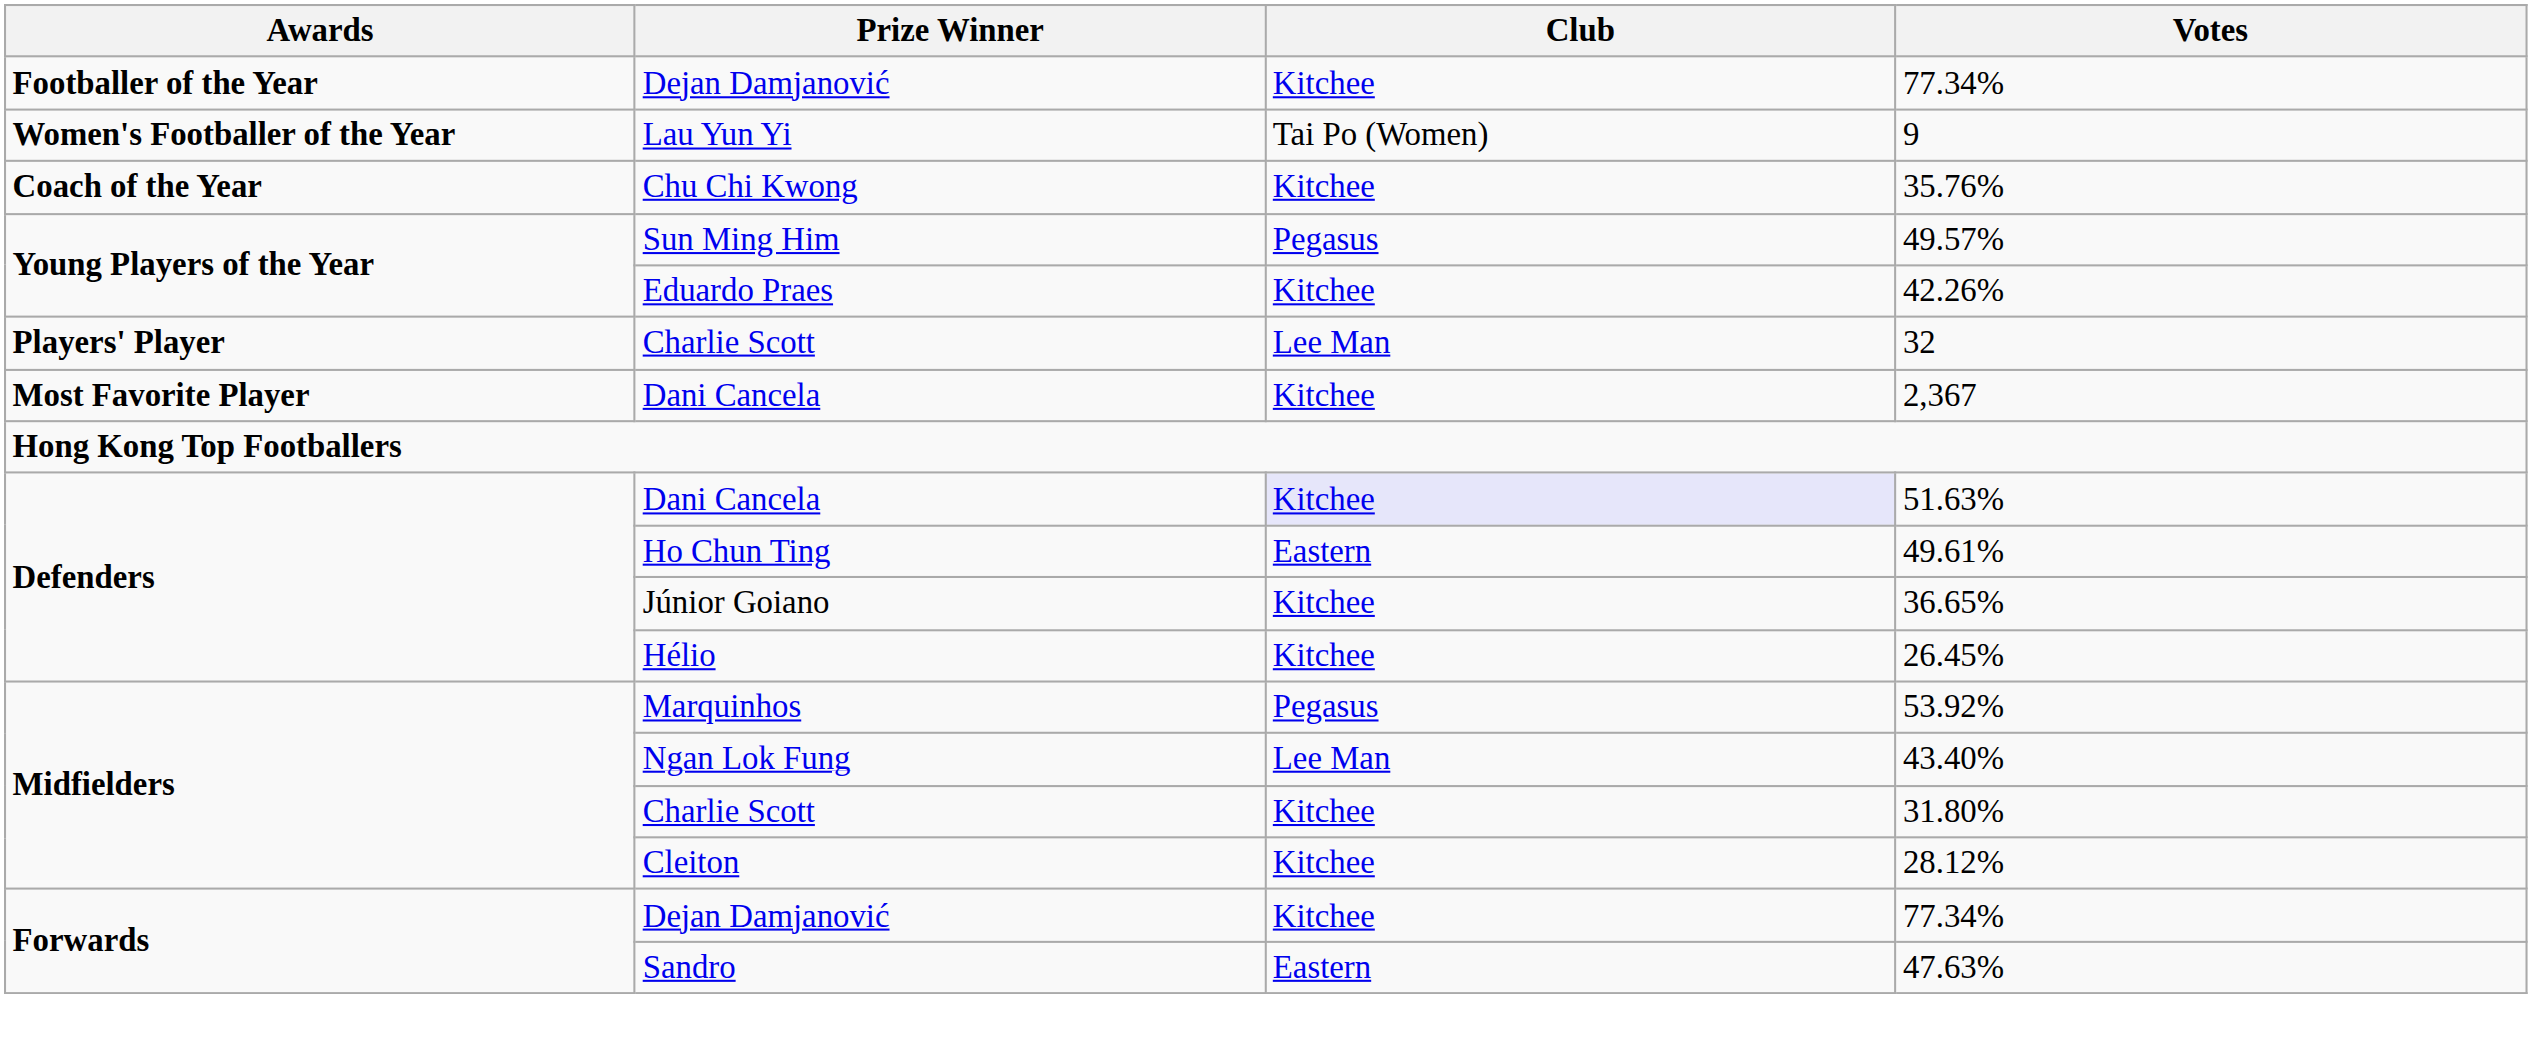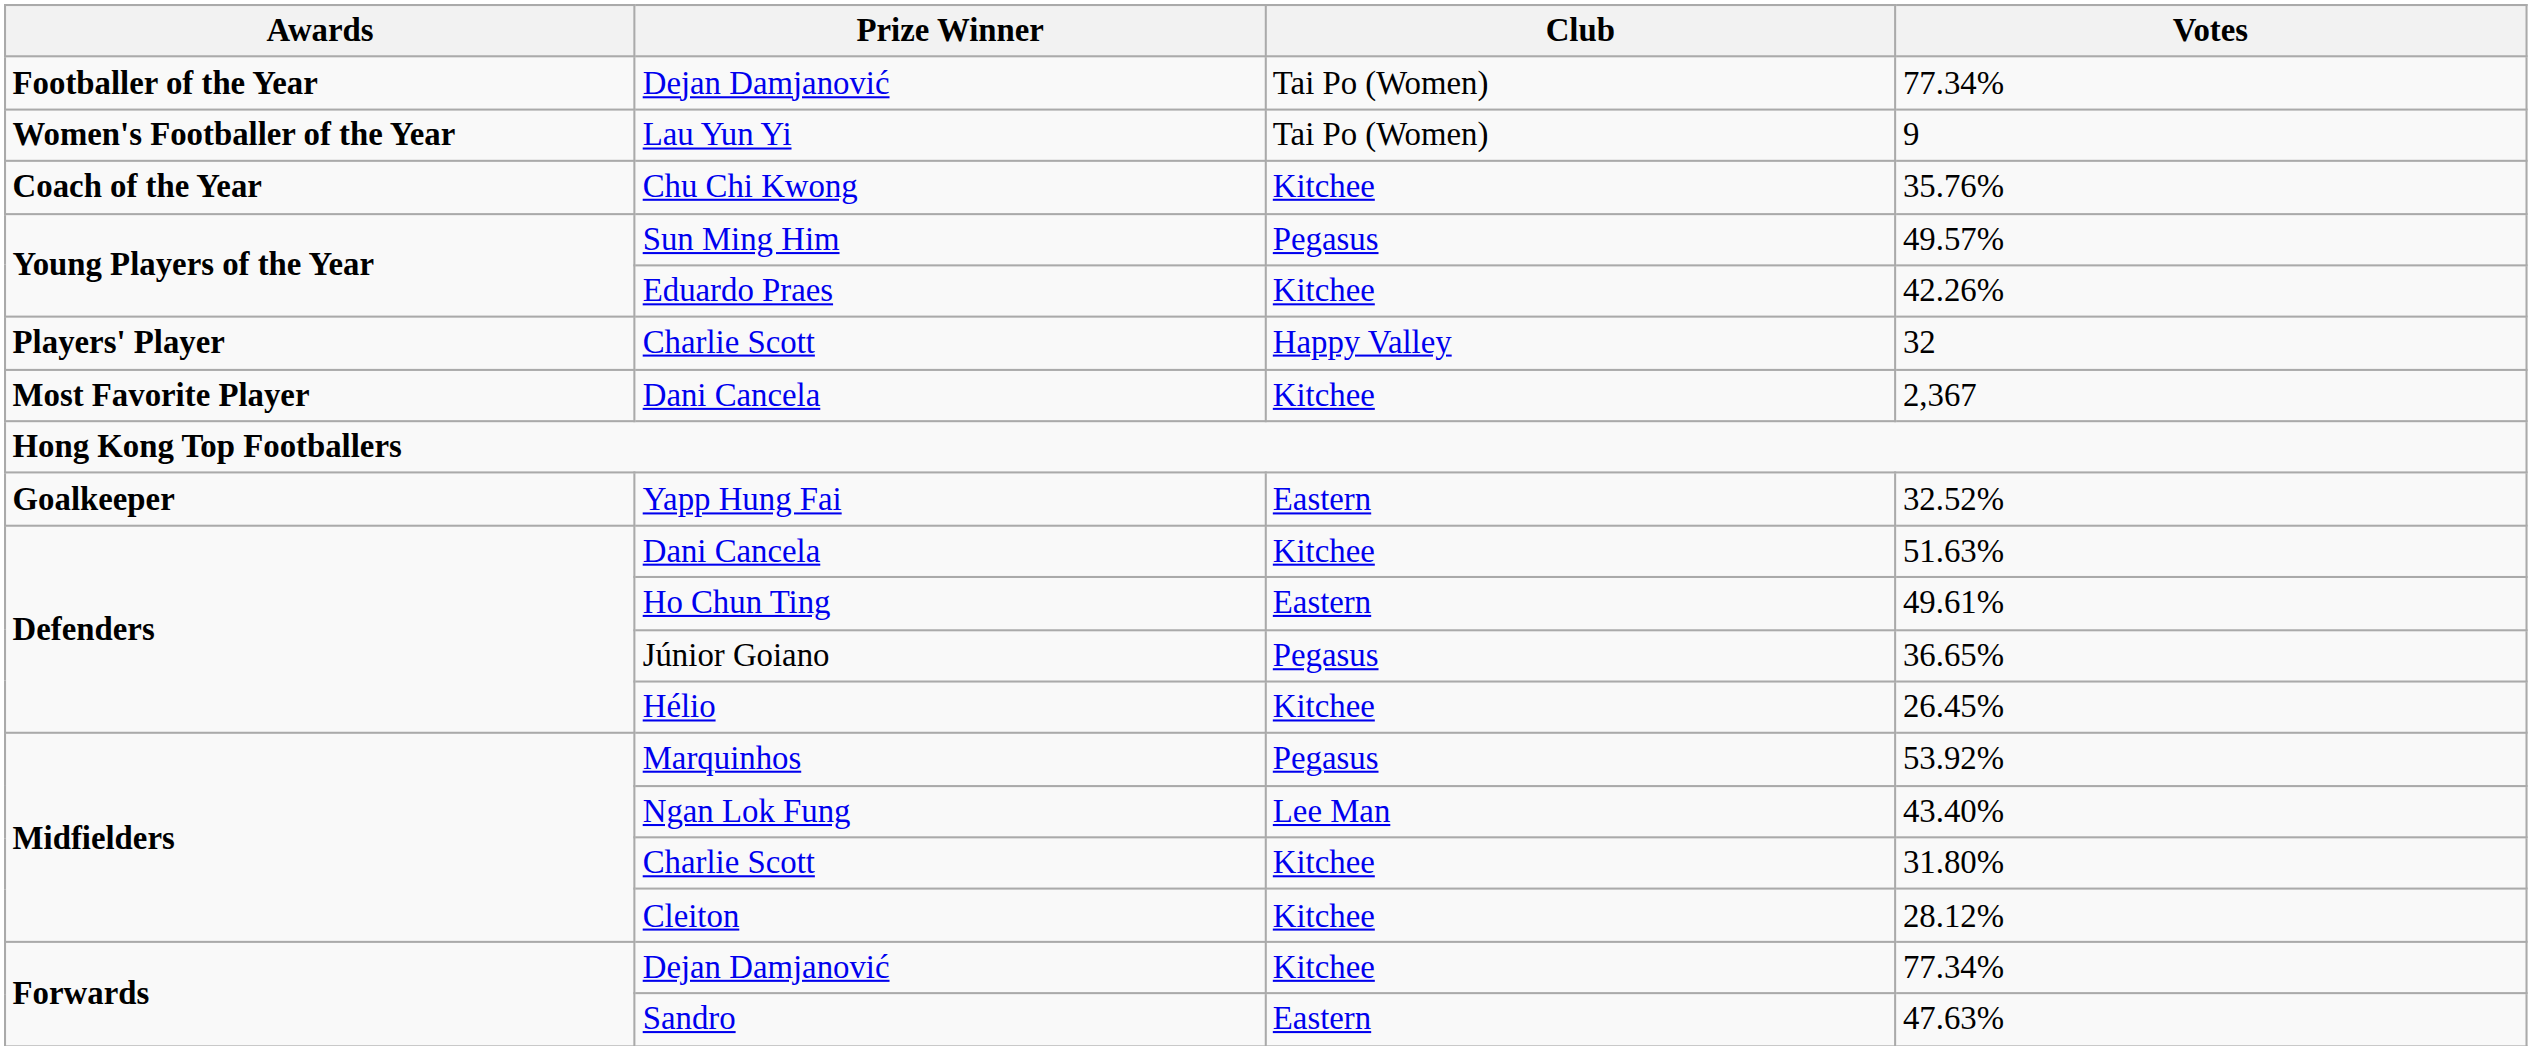(1324, 82) Kitchee -> (1381, 82) Tai Po (Women)
(1332, 342) Lee Man -> (1362, 342) Happy Valley
+ row: (94, 498)
(1324, 498) lavender background -> (1324, 550) no background
(1324, 602) Kitchee -> (1326, 654) Pegasus
